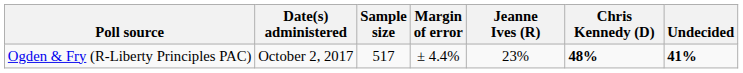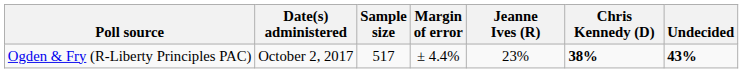(583, 56) 48% -> (583, 56) 38%
(682, 56) 41% -> (682, 56) 43%
